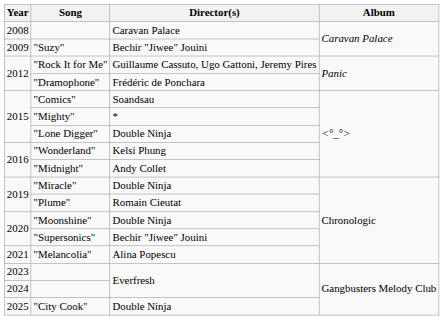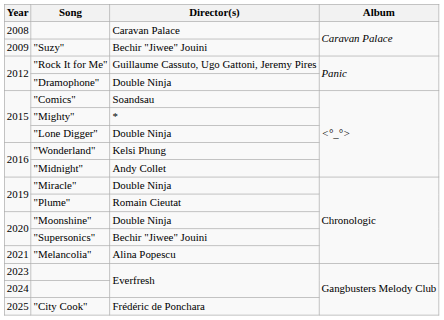(159, 82) Frédéric de Ponchara -> (142, 82) Double Ninja
(142, 306) Double Ninja -> (159, 306) Frédéric de Ponchara
